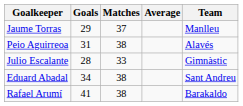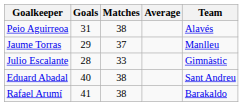rows swapped: (34, 28) <-> (38, 45)
(86, 77) 34 -> (86, 77) 40
